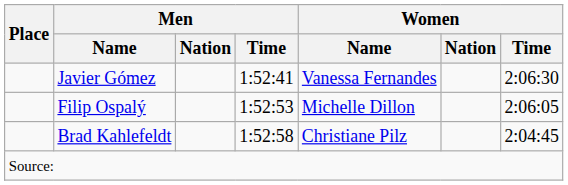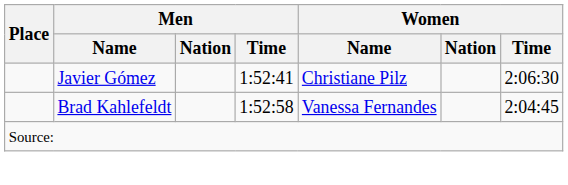(369, 77) Vanessa Fernandes -> (354, 77) Christiane Pilz
- row: (102, 107)
(354, 136) Christiane Pilz -> (369, 107) Vanessa Fernandes
